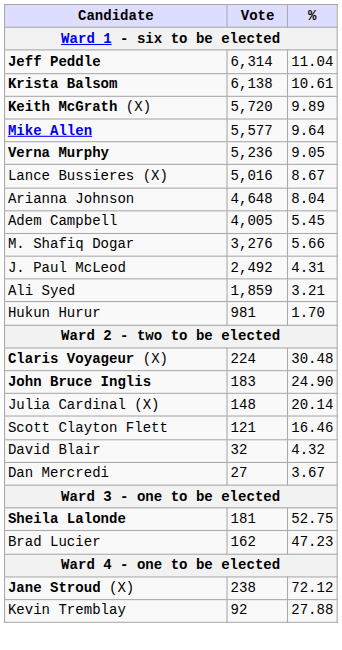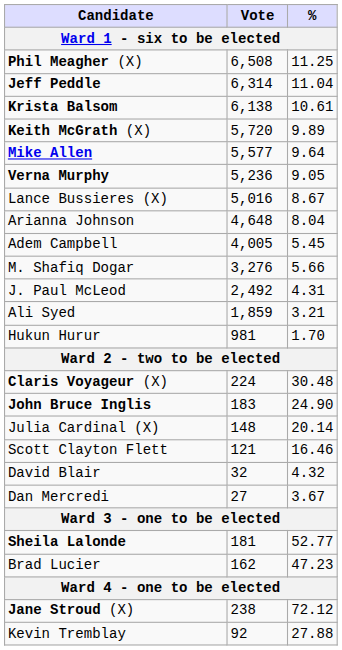+ row: (75, 62)
(312, 519) 52.75 -> (312, 542) 52.77
